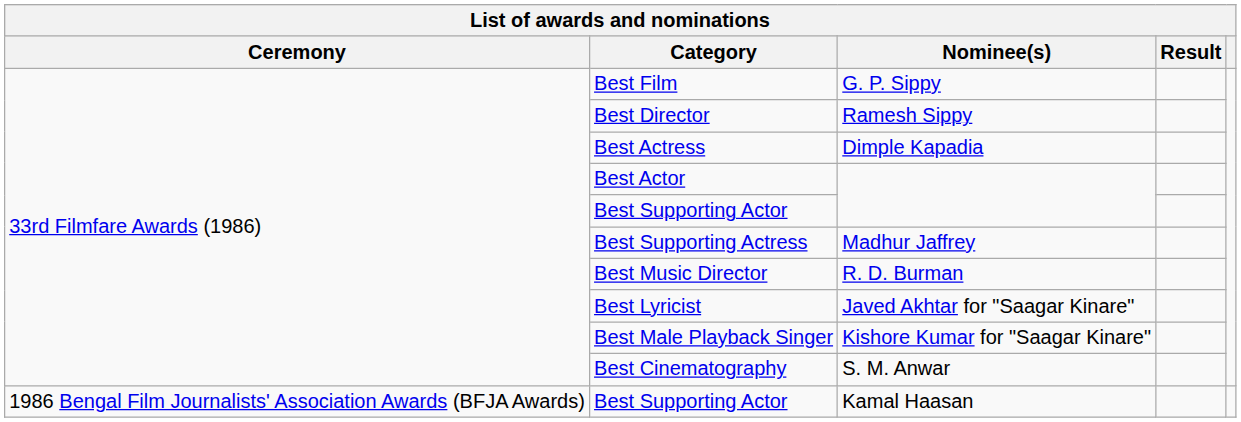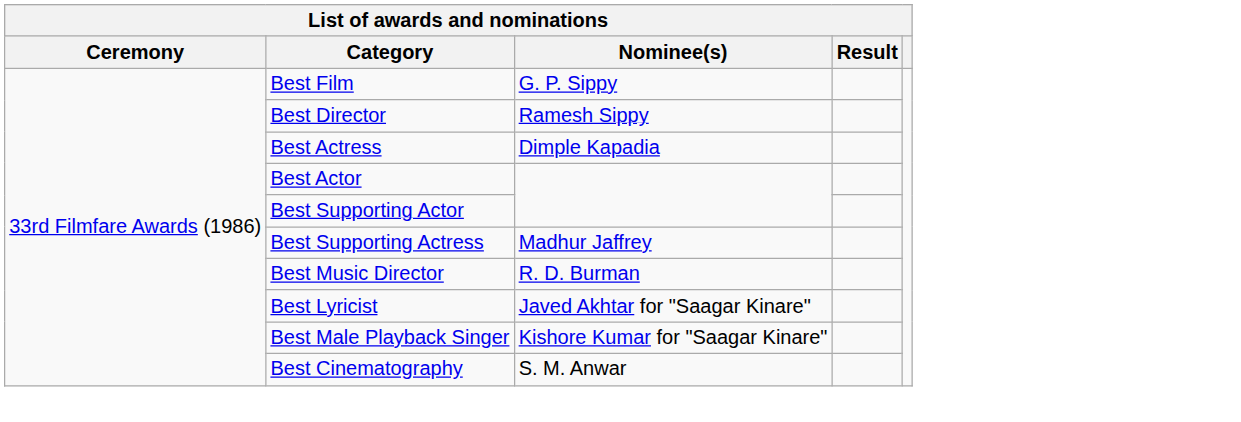- row: (691, 400)
